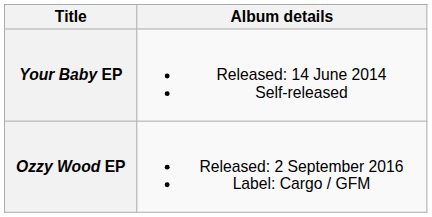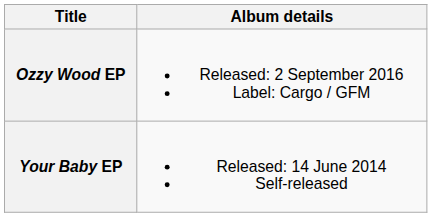rows swapped: (71, 75) <-> (71, 166)
